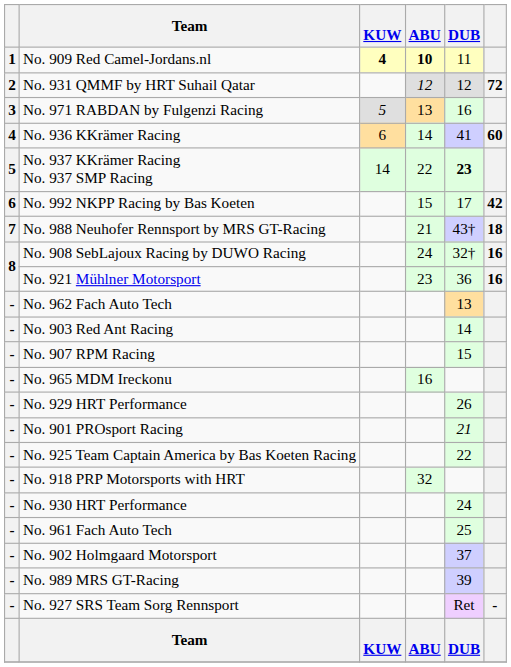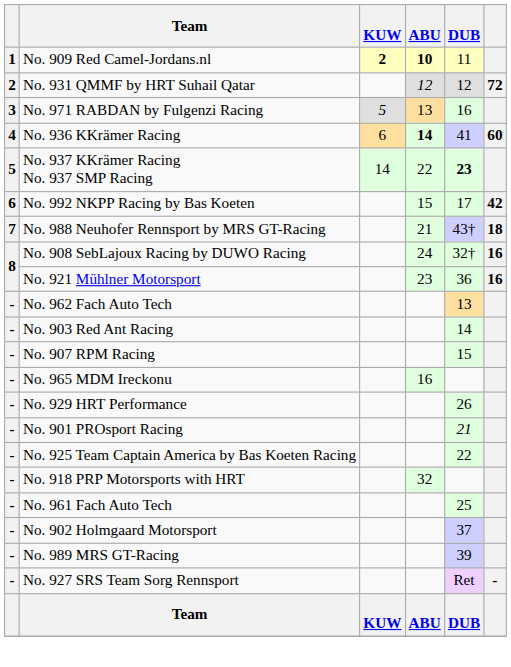(382, 59) 4 -> (382, 59) 2
(425, 135) normal -> (425, 135) bold
- row: (105, 504)
